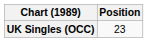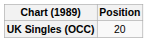(120, 29) 23 -> (120, 29) 20
